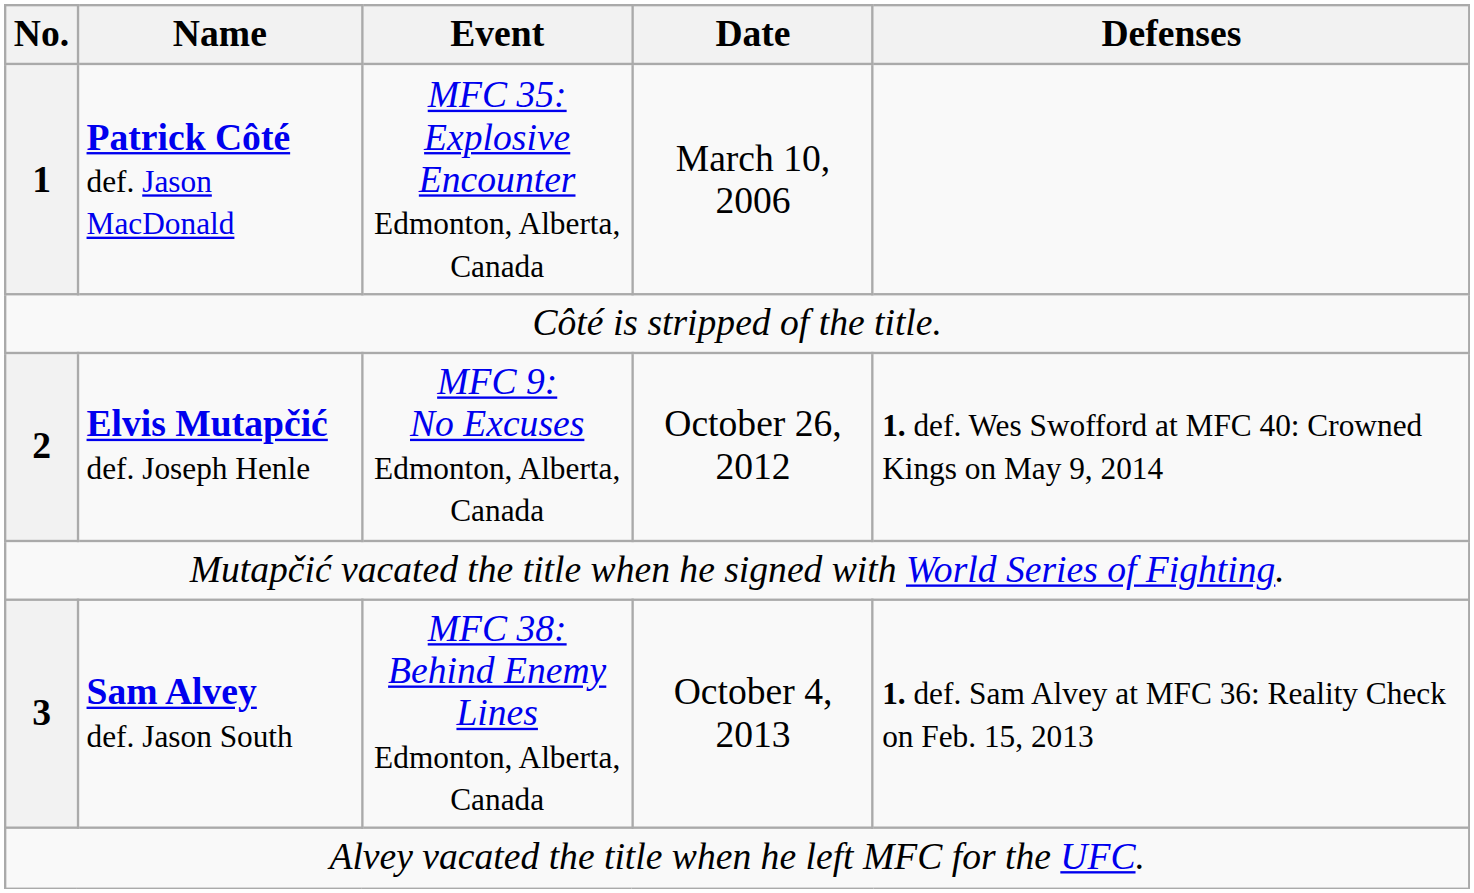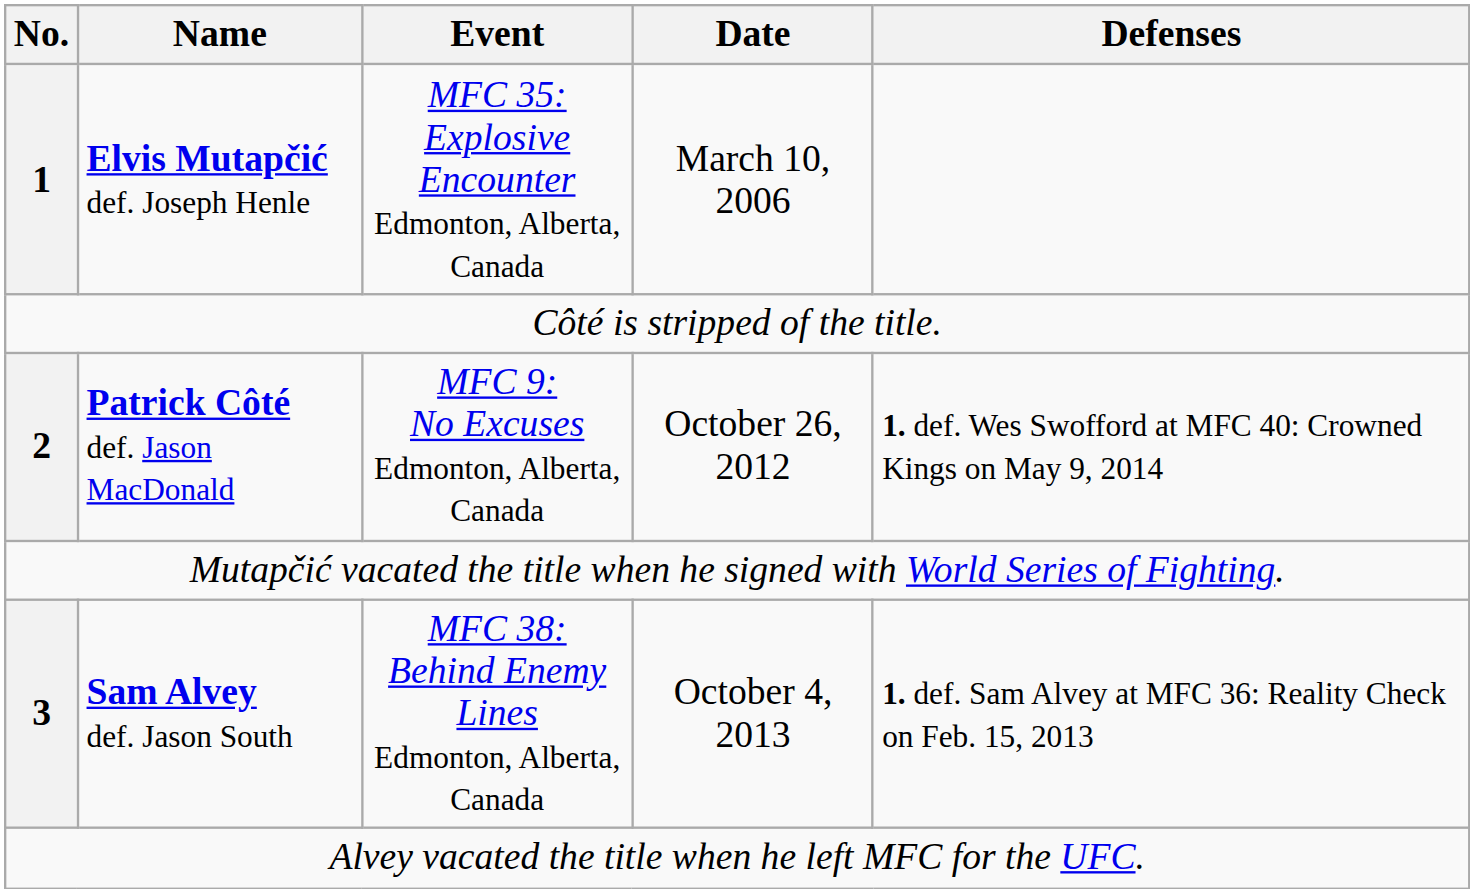(188, 178) Patrick Côté def. Jason MacDonald -> (207, 178) Elvis Mutapčić def. Joseph Henle
(207, 445) Elvis Mutapčić def. Joseph Henle -> (188, 445) Patrick Côté def. Jason MacDonald
